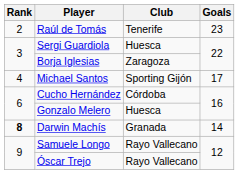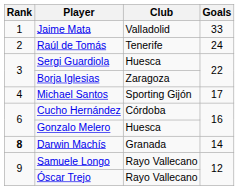+ row: (64, 29)
(217, 29) 23 -> (217, 45) 24
